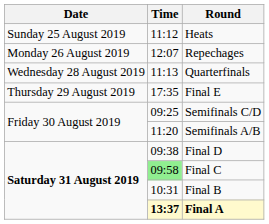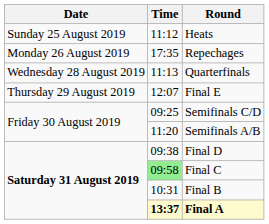(165, 53) 12:07 -> (165, 53) 17:35
(165, 92) 17:35 -> (165, 92) 12:07
